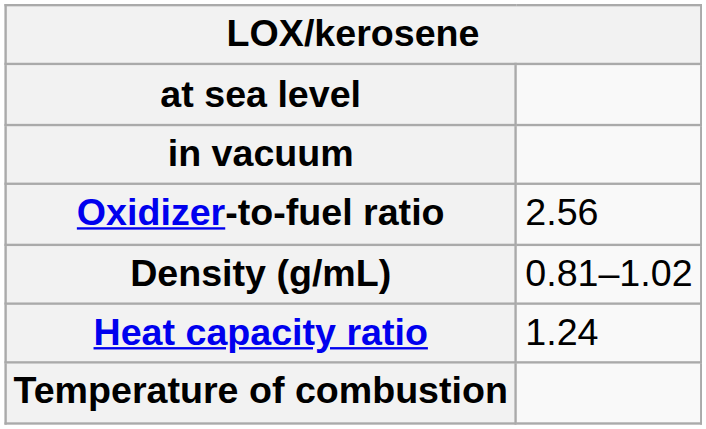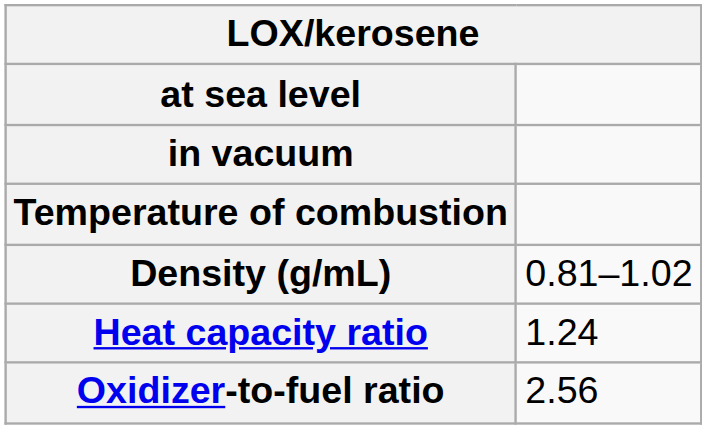rows swapped: (261, 213) <-> (261, 392)
